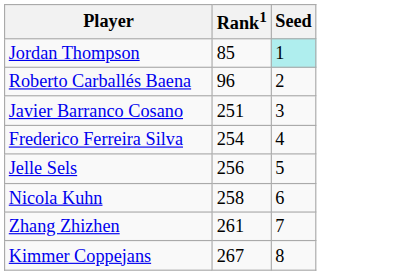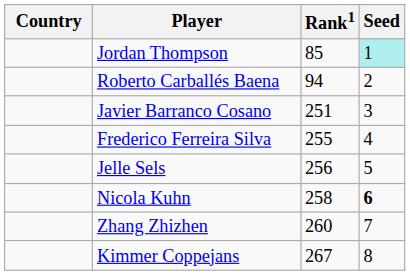+ column: (49, 21)
(226, 81) 96 -> (314, 81) 94
(230, 139) 254 -> (319, 139) 255
(280, 197) normal -> (368, 197) bold
(230, 226) 261 -> (319, 226) 260
